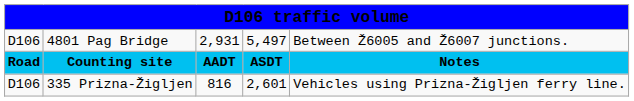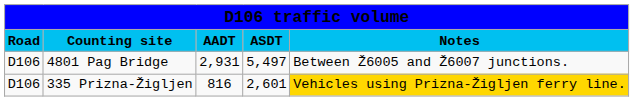rows swapped: (120, 63) <-> (107, 41)
(459, 85) no background -> (459, 85) gold background
